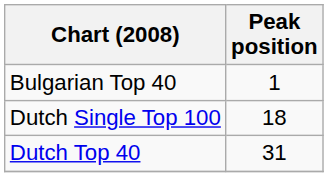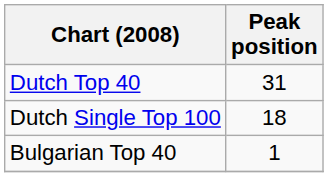rows swapped: (75, 152) <-> (93, 82)
